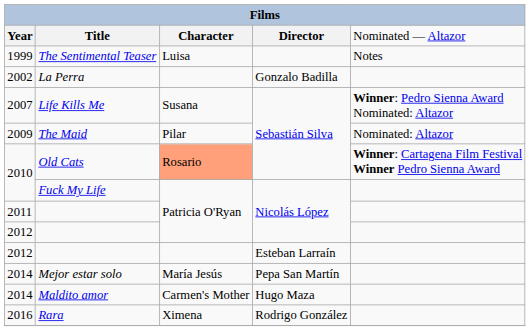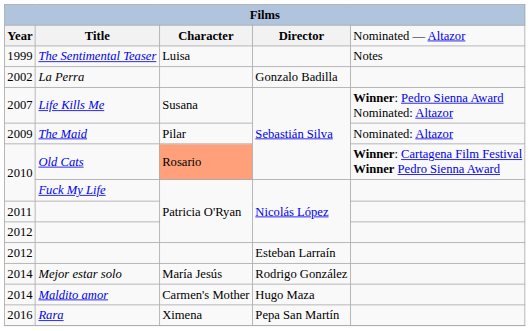(297, 273) Pepa San Martín -> (301, 273) Rodrigo González
(301, 315) Rodrigo González -> (297, 315) Pepa San Martín
